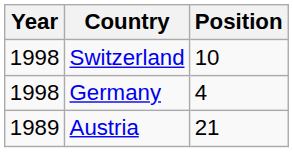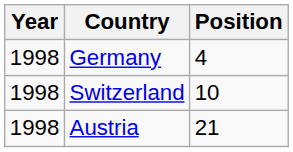rows swapped: (115, 92) <-> (127, 57)
(35, 127) 1989 -> (35, 127) 1998
